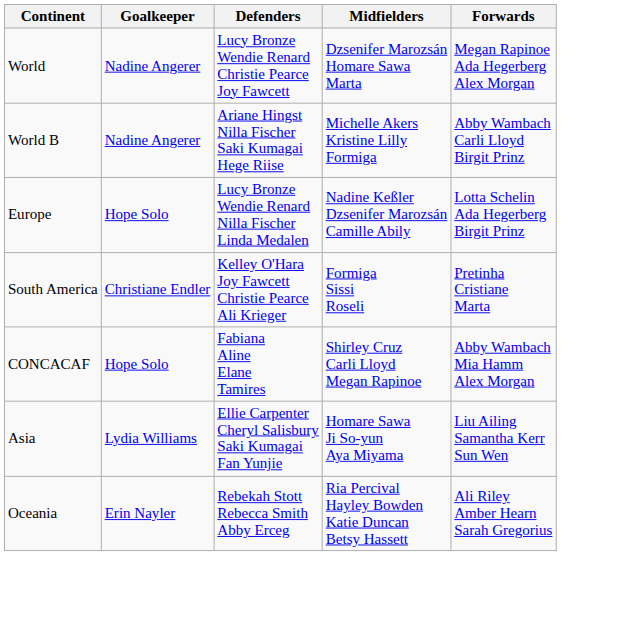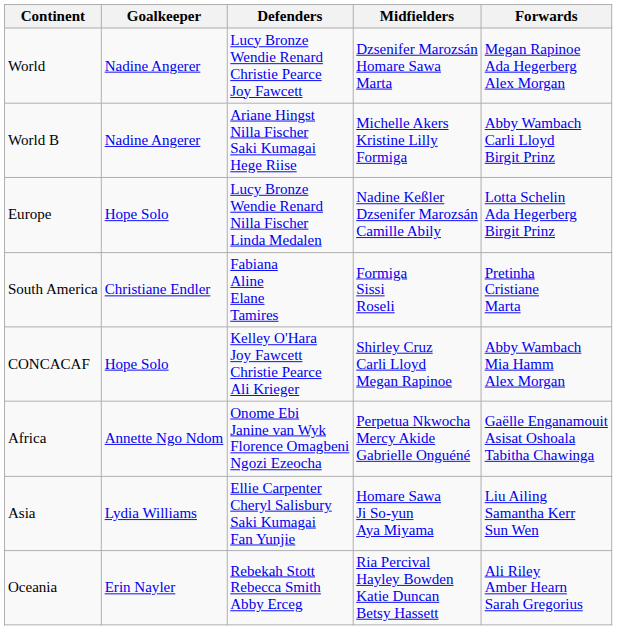(263, 289) Kelley O'Hara Joy Fawcett Christie Pearce Ali Krieger -> (254, 289) Fabiana Aline Elane Tamires
(241, 364) Fabiana Aline Elane Tamires -> (276, 364) Kelley O'Hara Joy Fawcett Christie Pearce Ali Krieger
+ row: (27, 438)
